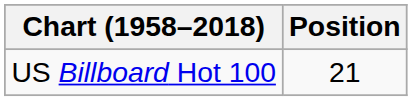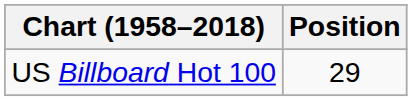(345, 71) 21 -> (345, 71) 29
